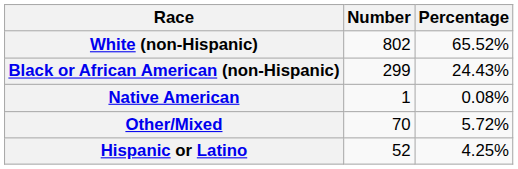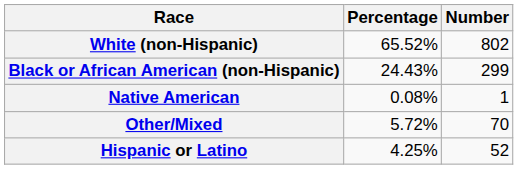columns swapped: (379, 17) <-> (464, 17)
